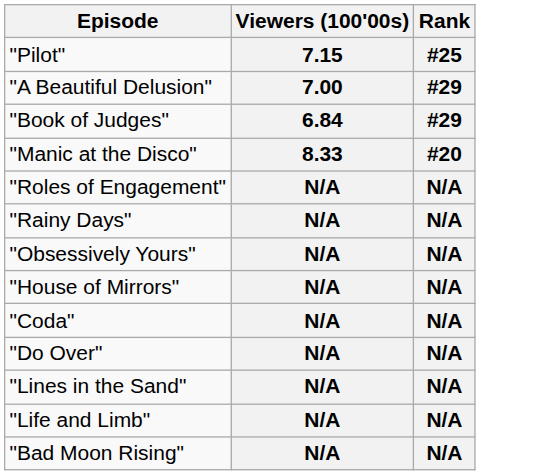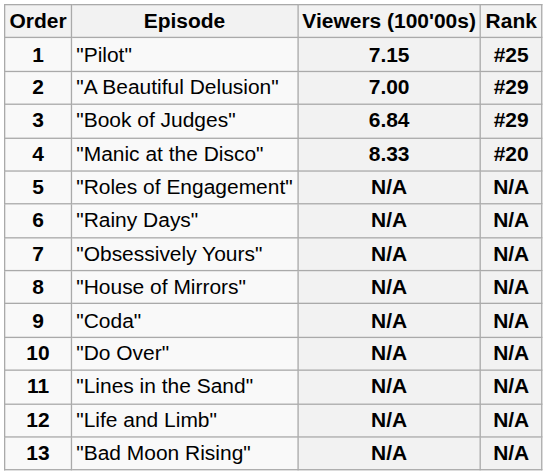+ column: (38, 21)
